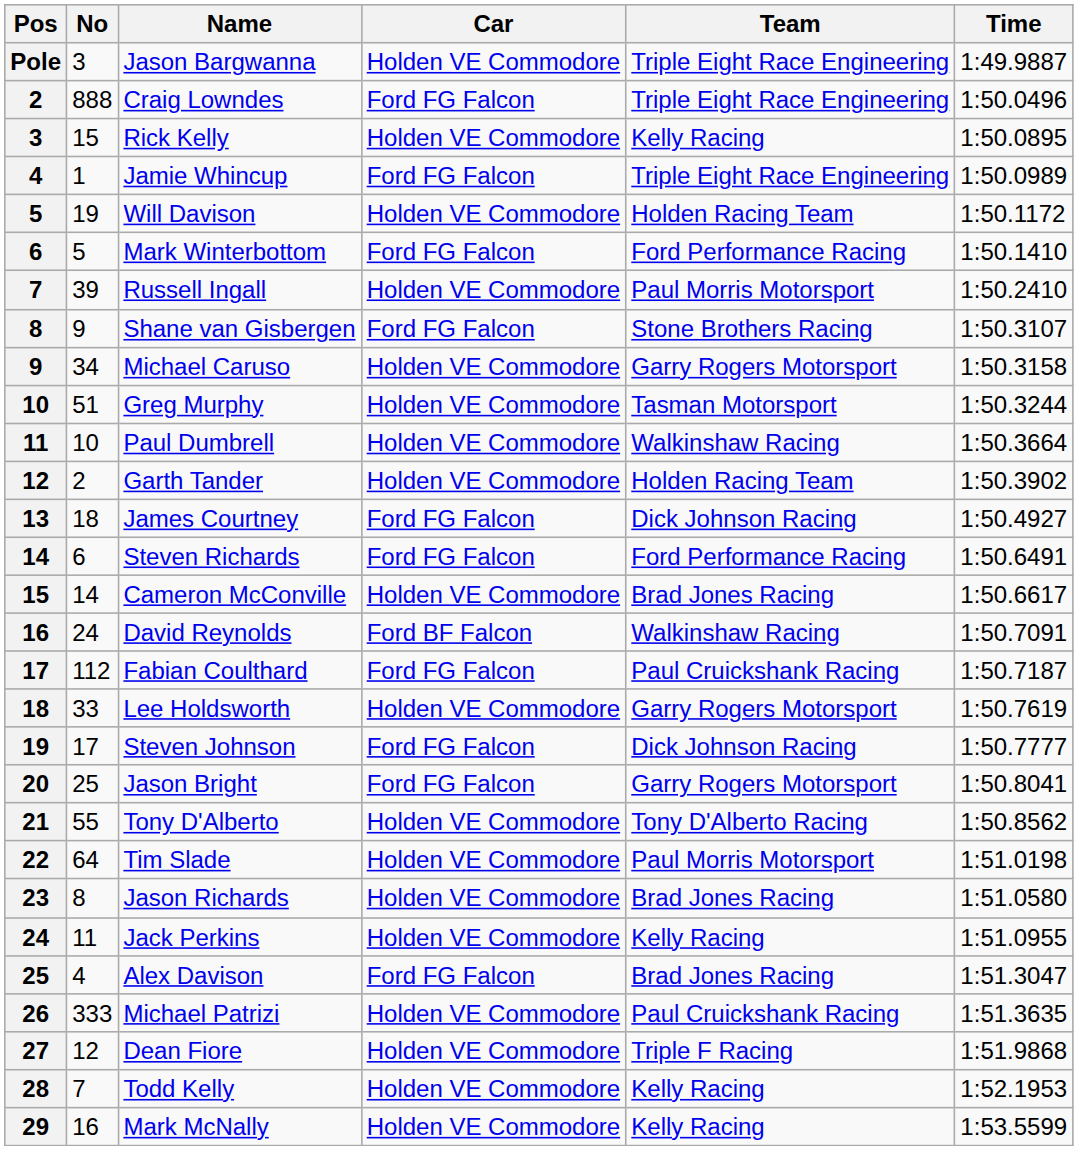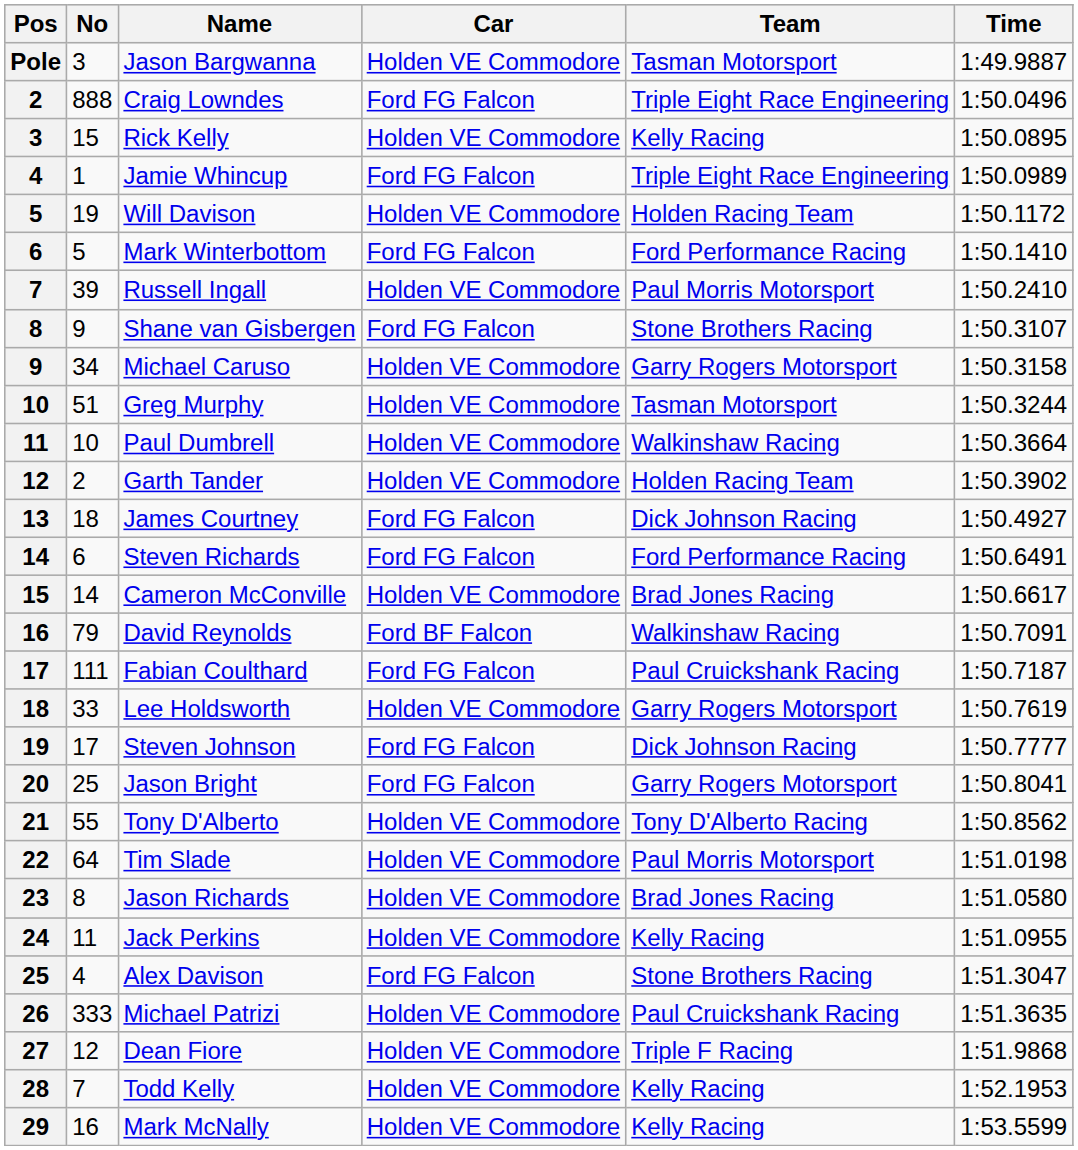(790, 62) Triple Eight Race Engineering -> (734, 62) Tasman Motorsport
(86, 632) 24 -> (86, 632) 79
(91, 670) 112 -> (90, 670) 111
(733, 974) Brad Jones Racing -> (752, 974) Stone Brothers Racing
